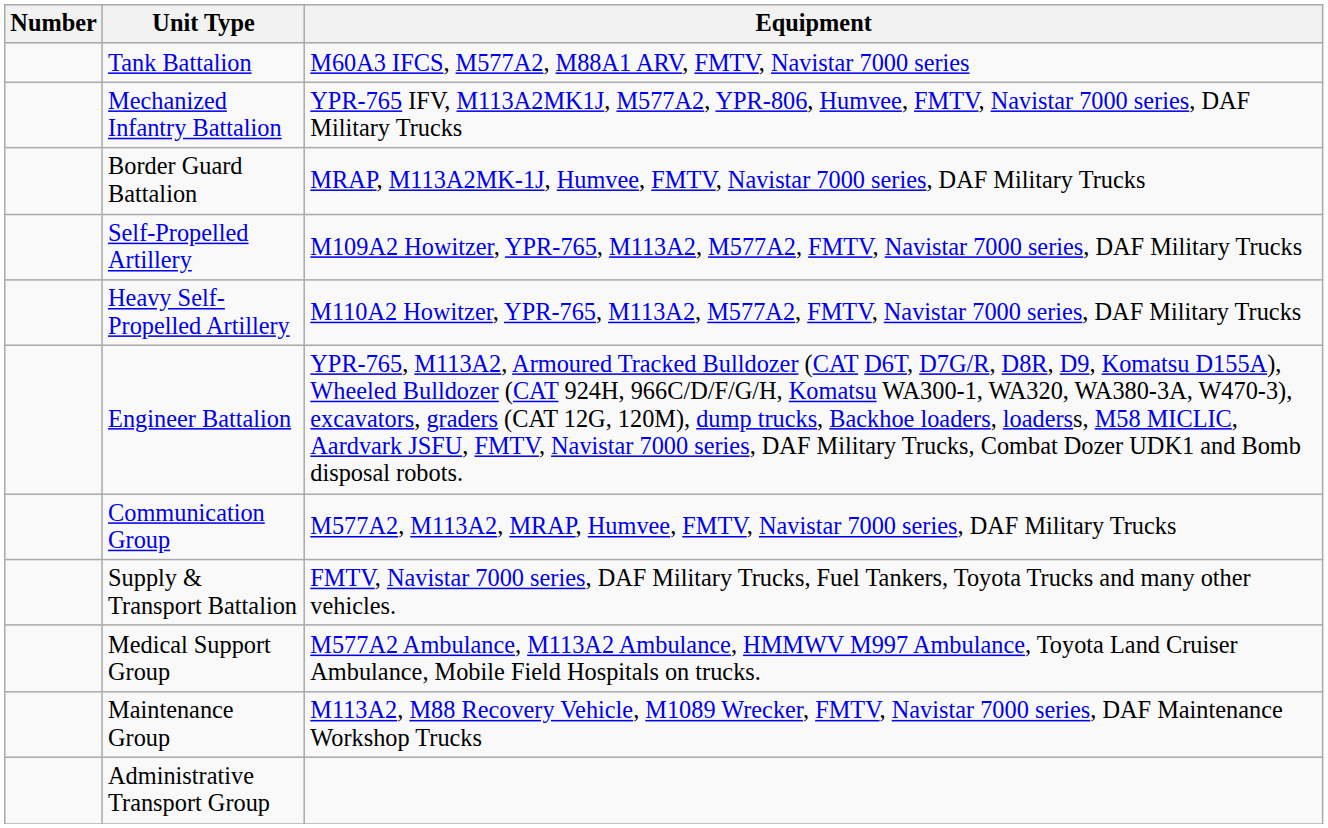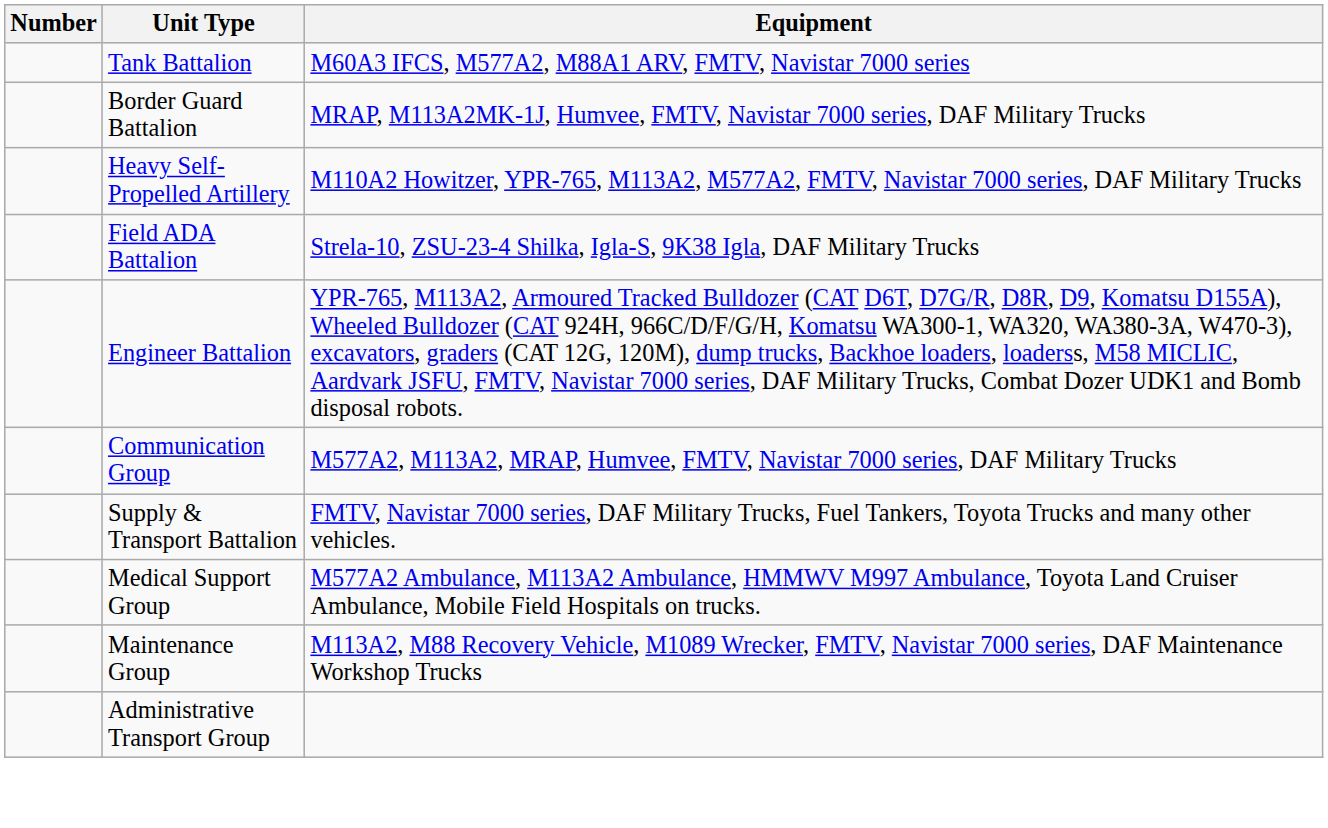- row: (195, 114)
- row: (178, 246)
+ row: (162, 246)
